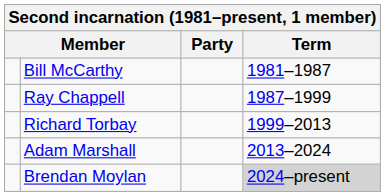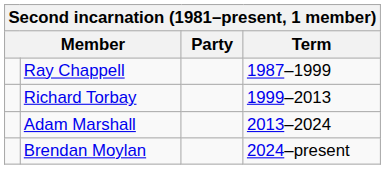- row: (73, 71)
(298, 177) lightgrey background -> (298, 151) no background
